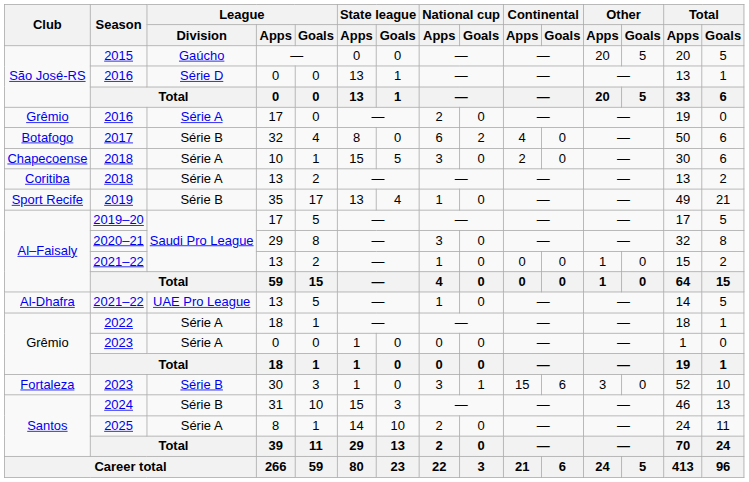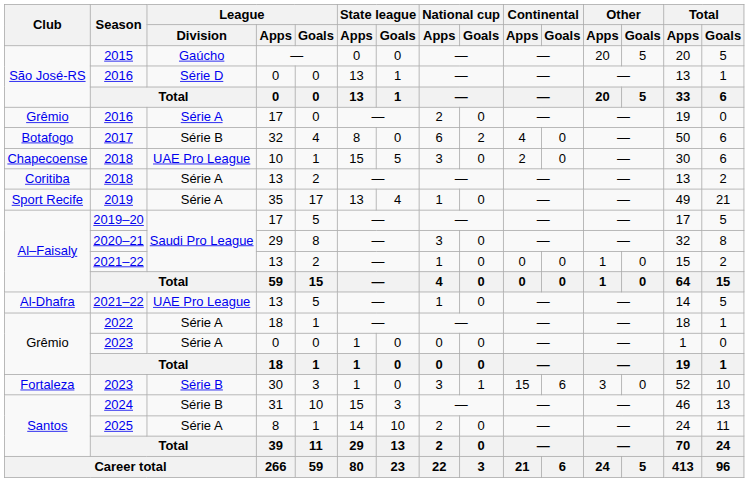(202, 158) Série A -> (202, 158) UAE Pro League
(202, 199) Série B -> (202, 199) Série A
